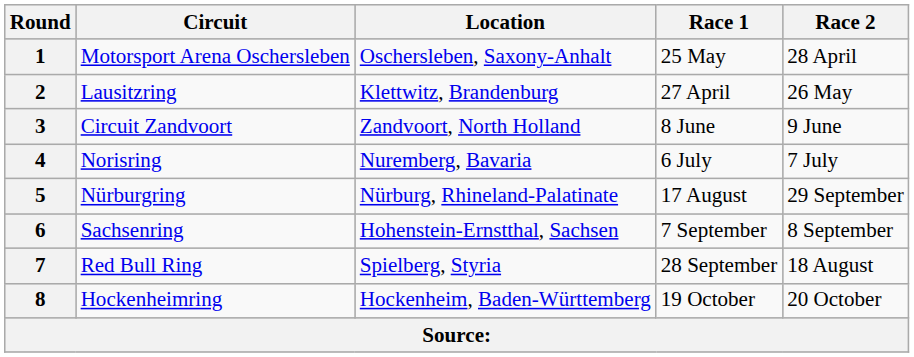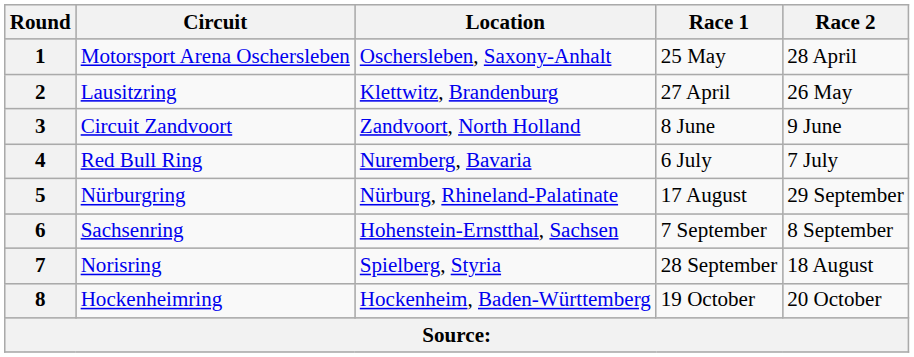(121, 160) Norisring -> (142, 160) Red Bull Ring
(142, 264) Red Bull Ring -> (121, 264) Norisring
